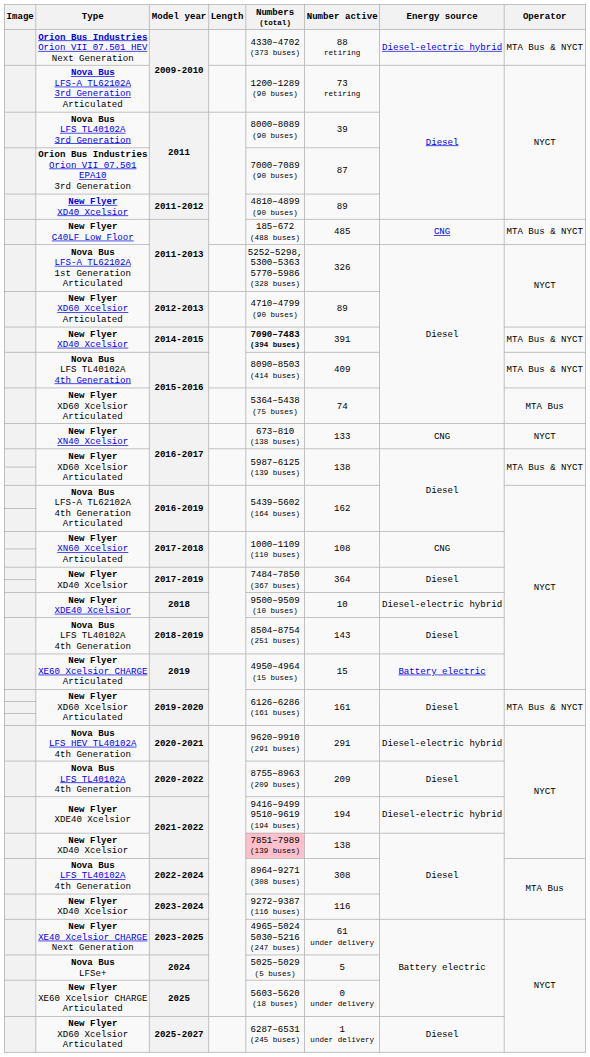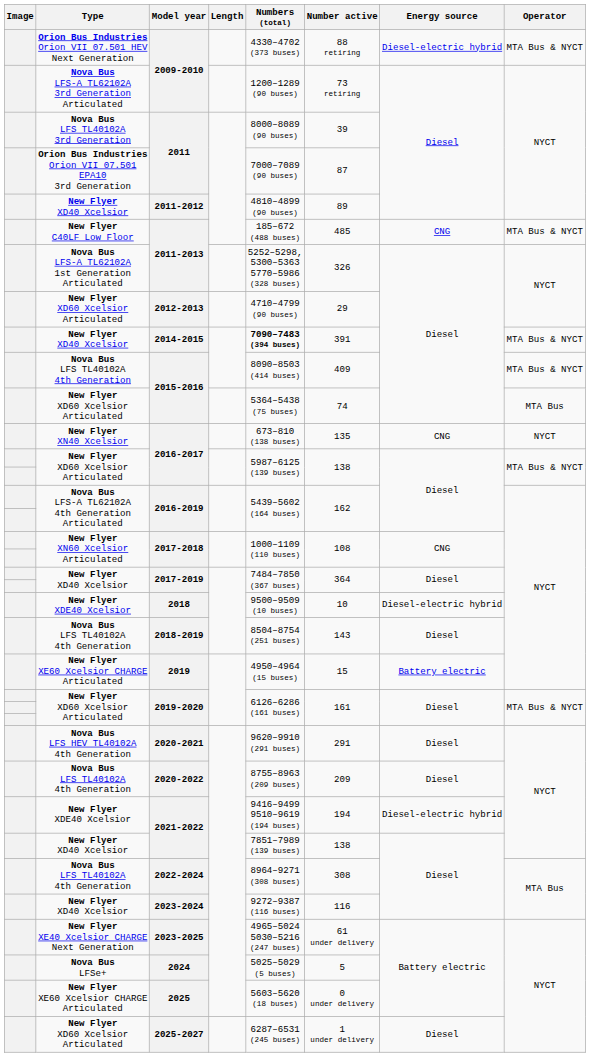(342, 309) 89 -> (342, 309) 29
(342, 436) 133 -> (342, 436) 135
(442, 743) Diesel-electric hybrid -> (442, 743) Diesel
(275, 845) pink background -> (275, 845) no background
